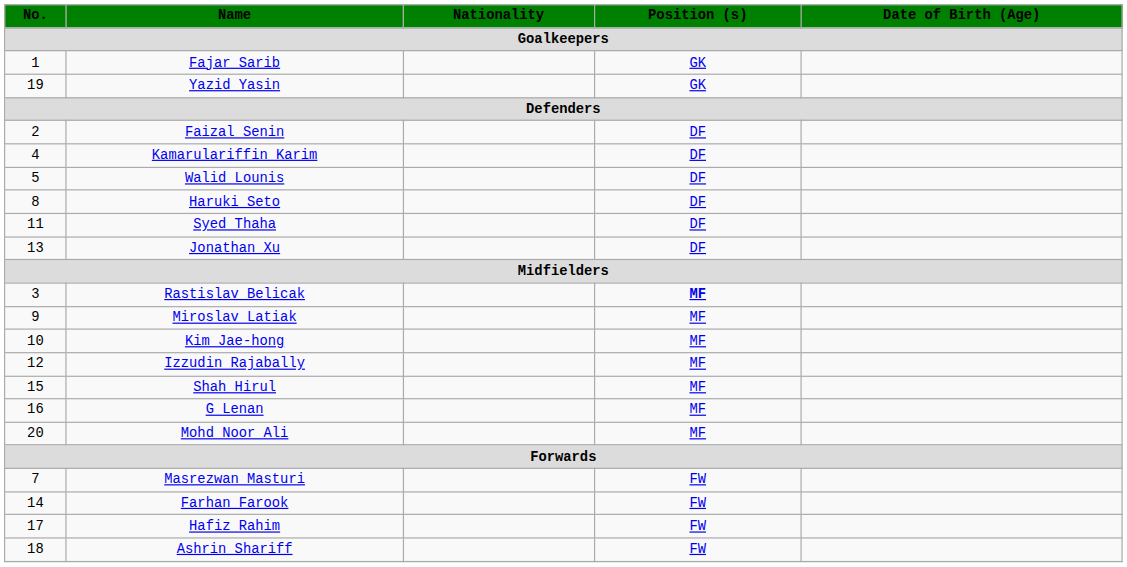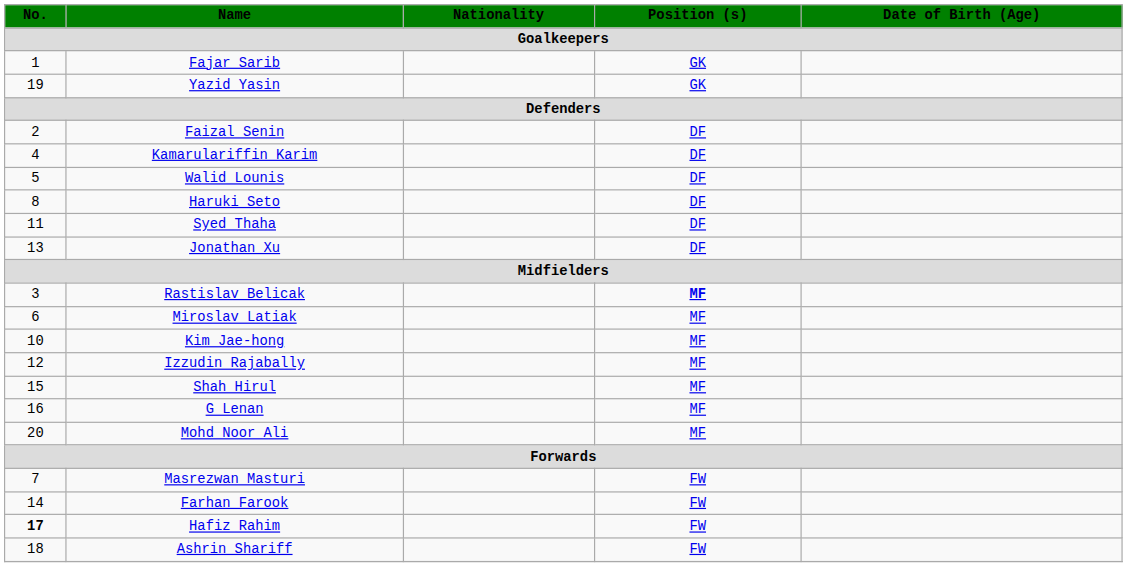(35, 317) 9 -> (35, 317) 6
(35, 526) normal -> (35, 526) bold
